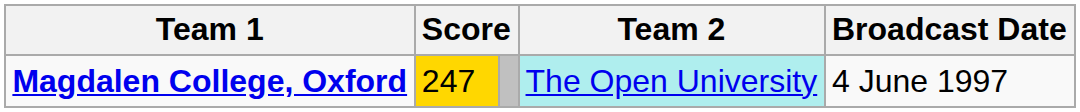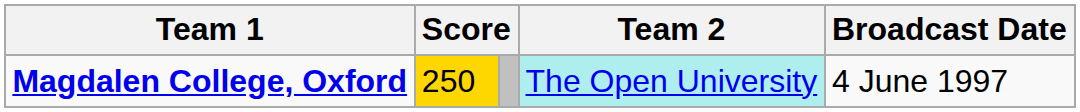(449, 80) 247 -> (449, 80) 250
